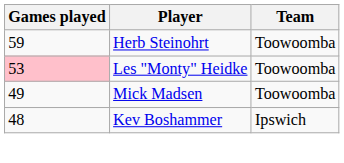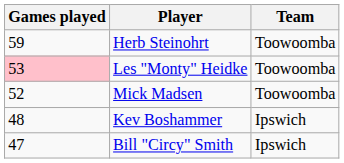(16, 94) 49 -> (16, 94) 52
+ row: (173, 145)
